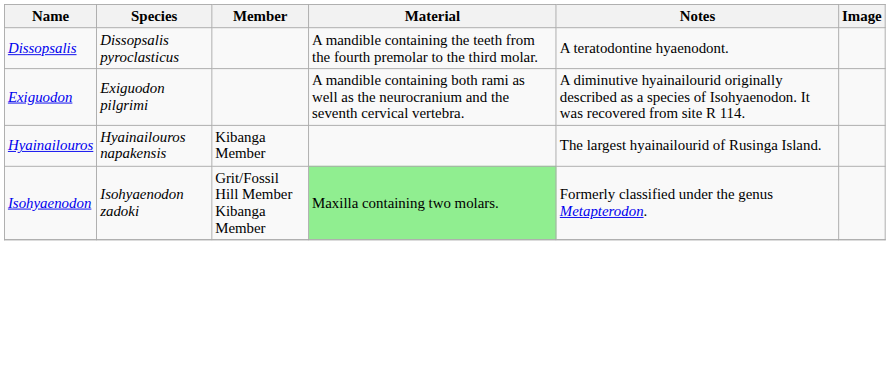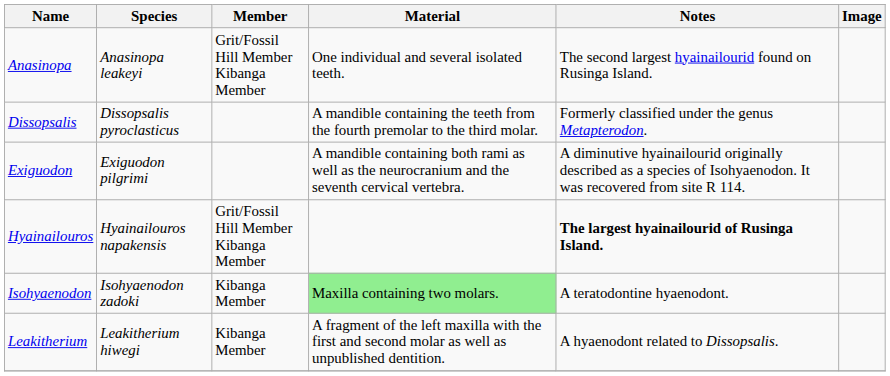+ row: (40, 65)
(644, 48) A teratodontine hyaenodont. -> (666, 122) Formerly classified under the genus Metapterodon.
(240, 145) Kibanga Member -> (254, 236) Grit/Fossil Hill Member Kibanga Member
(691, 145) normal -> (676, 236) bold
(254, 202) Grit/Fossil Hill Member Kibanga Member -> (240, 293) Kibanga Member
(666, 202) Formerly classified under the genus Metapterodon. -> (644, 293) A teratodontine hyaenodont.
+ row: (48, 342)
